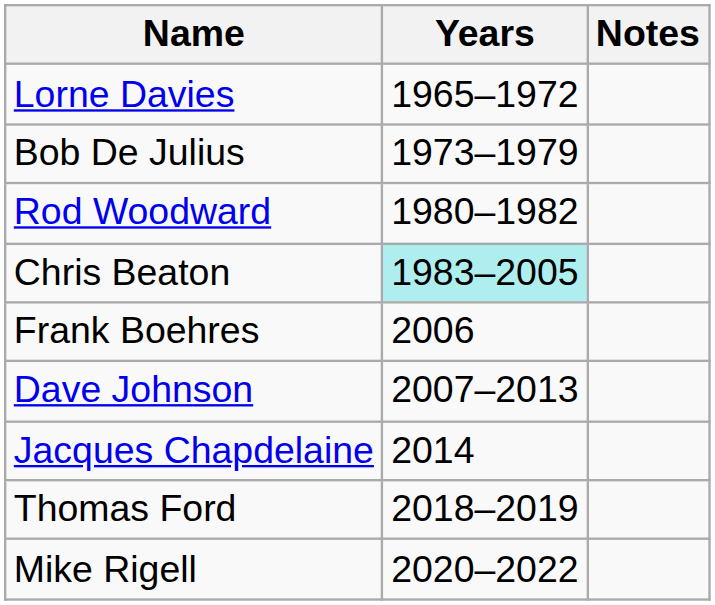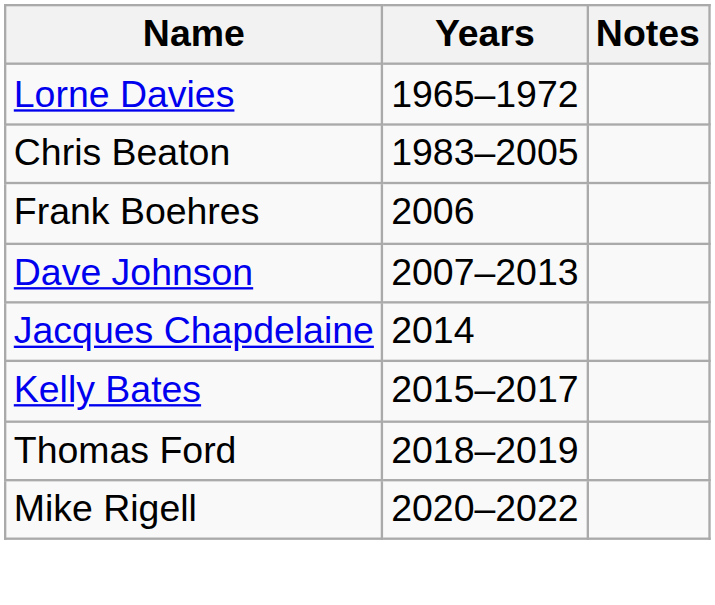- row: (129, 152)
- row: (142, 212)
(485, 271) paleturquoise background -> (485, 152) no background
+ row: (107, 390)
